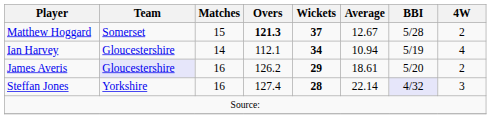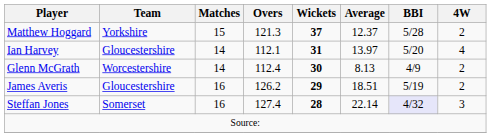(124, 31) Somerset -> (125, 31) Yorkshire
(268, 31) bold -> (268, 31) normal
(365, 31) 12.67 -> (365, 31) 12.37
(316, 50) 34 -> (316, 50) 31
(365, 50) 10.94 -> (365, 50) 13.97
(413, 50) 5/19 -> (413, 50) 5/20
+ row: (43, 68)
(138, 68) lavender background -> (138, 86) no background
(365, 68) 18.61 -> (365, 86) 18.51
(413, 68) 5/20 -> (413, 86) 5/19
(125, 86) Yorkshire -> (124, 104) Somerset
